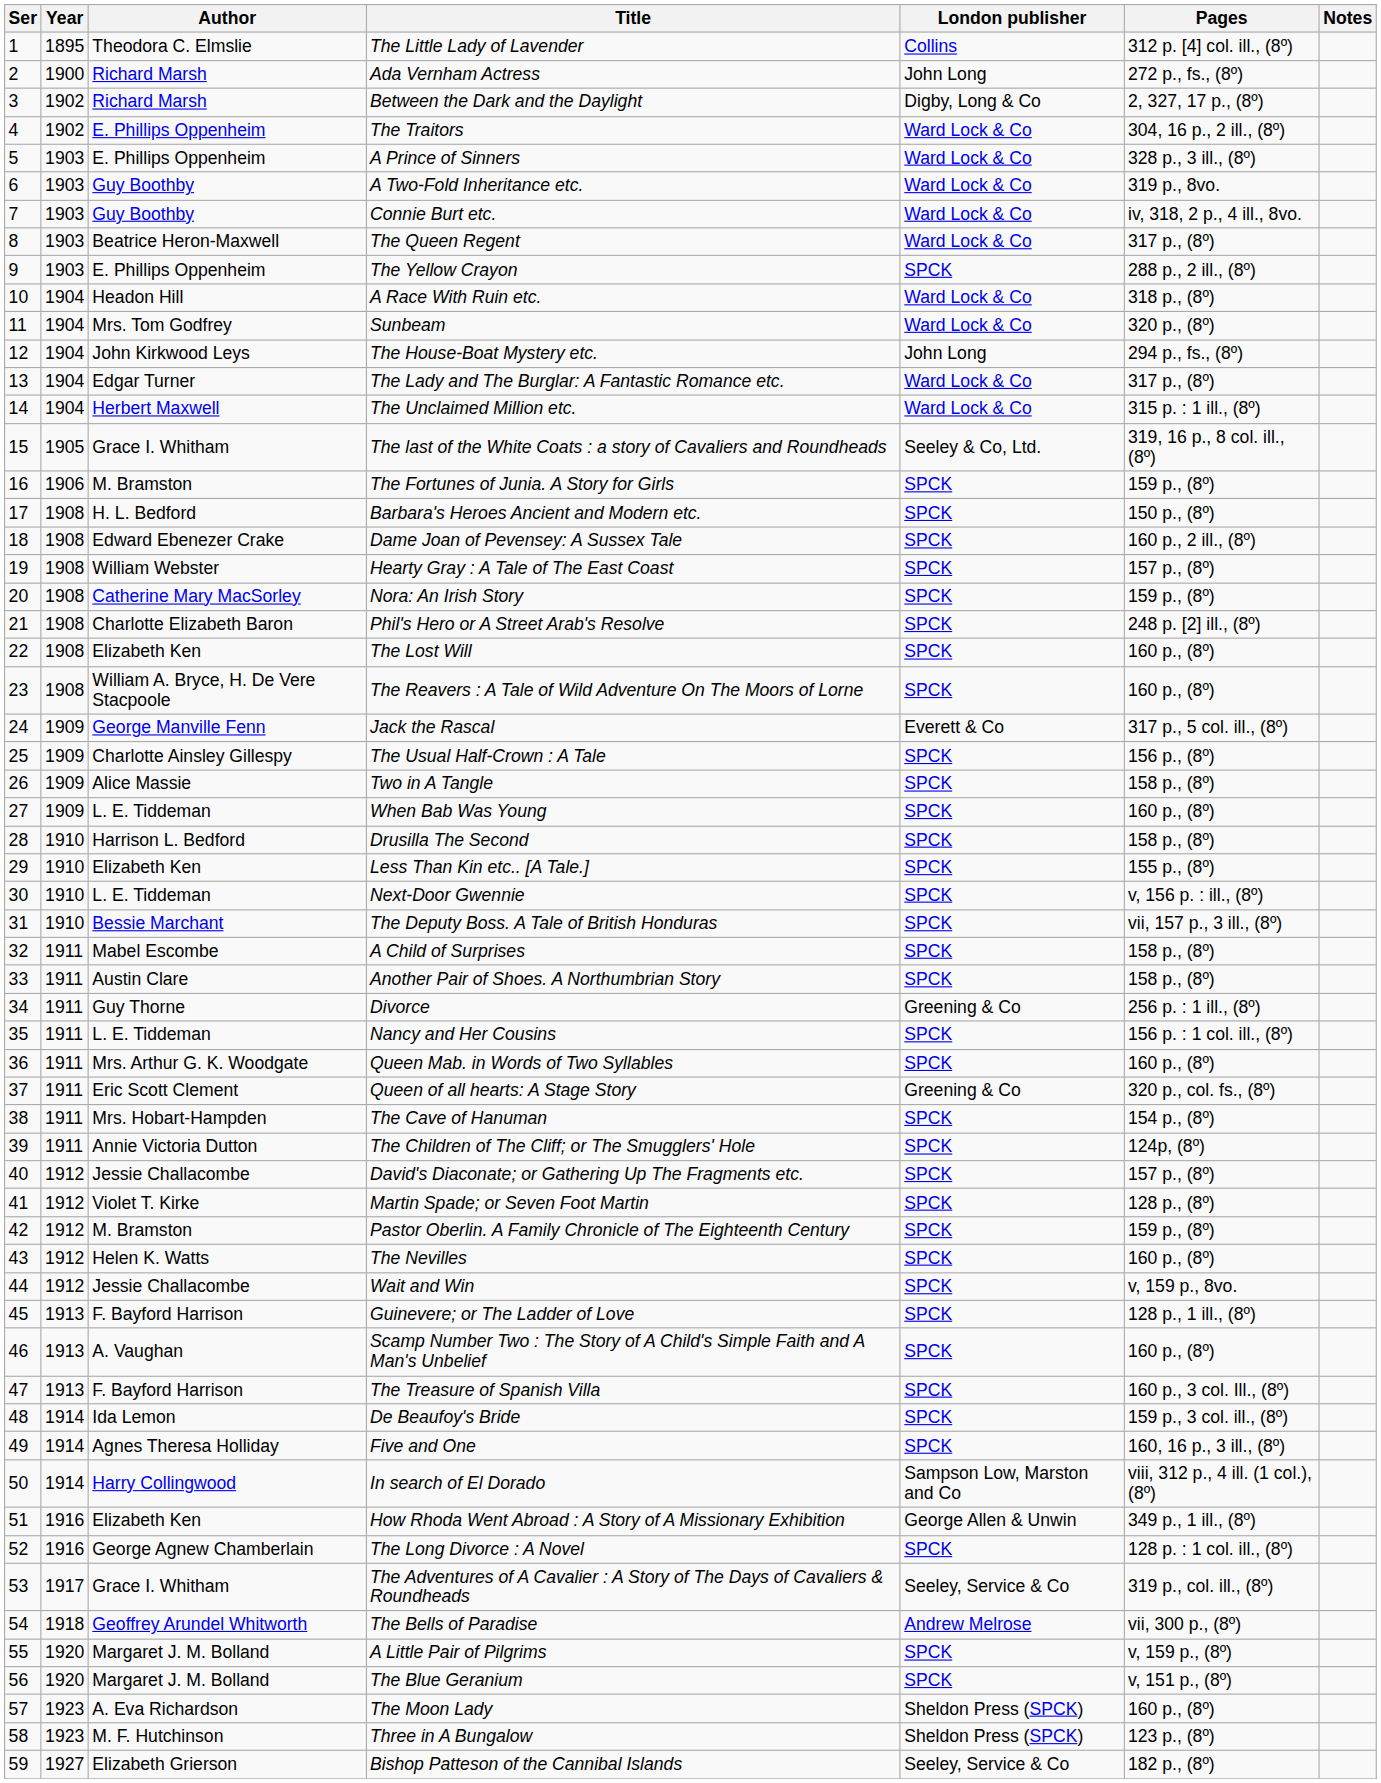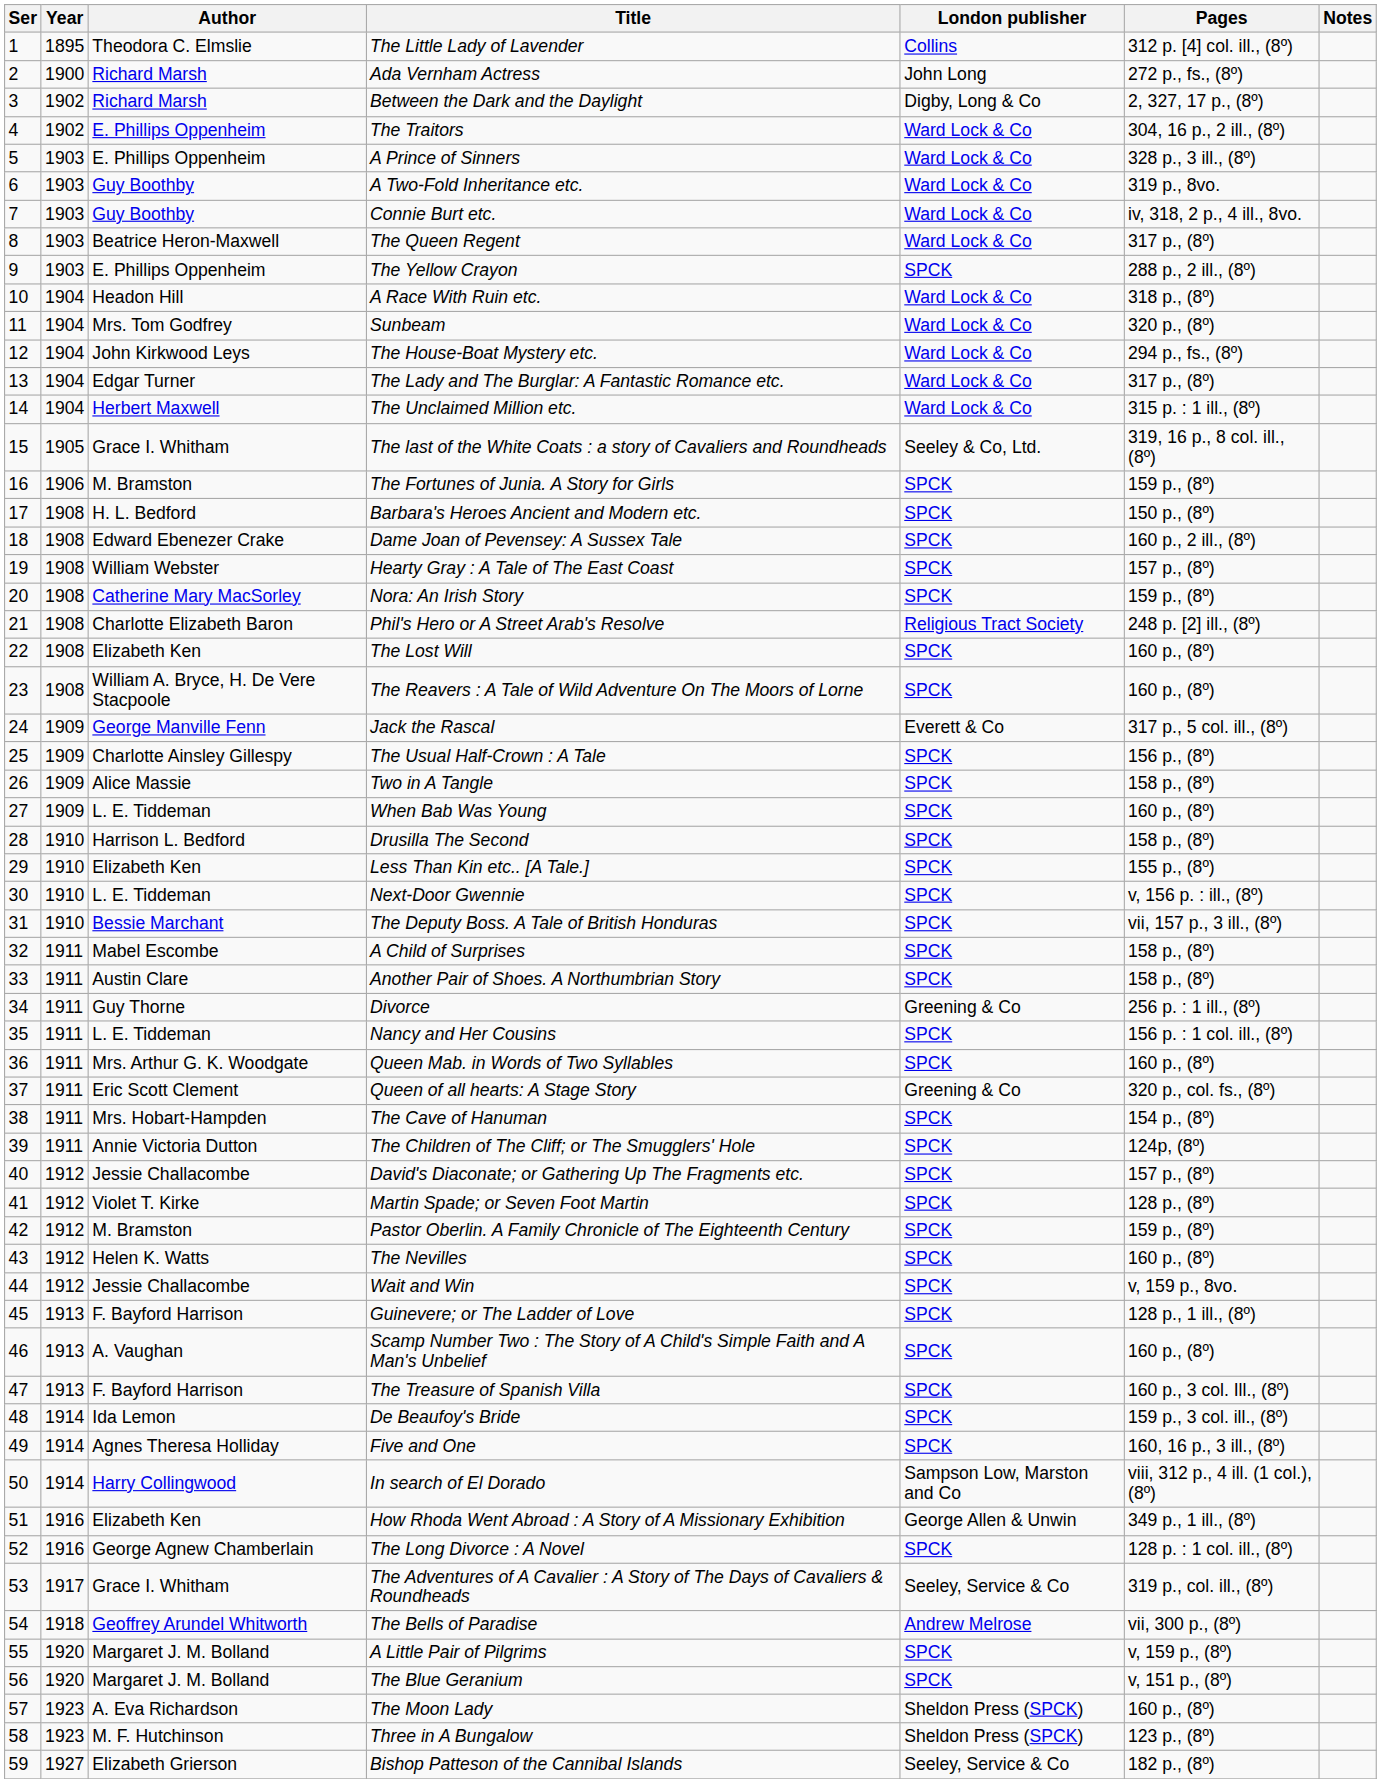(945, 353) John Long -> (968, 353) Ward Lock & Co
(928, 624) SPCK -> (994, 624) Religious Tract Society
